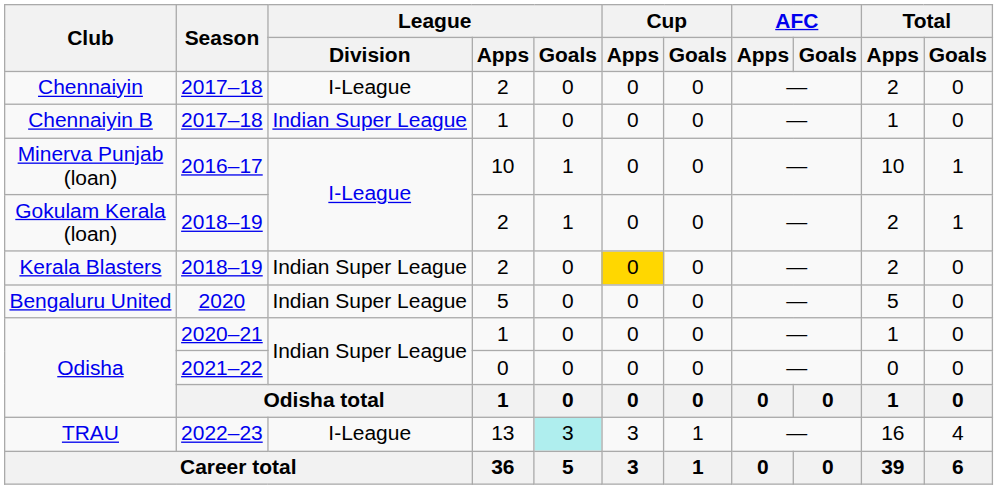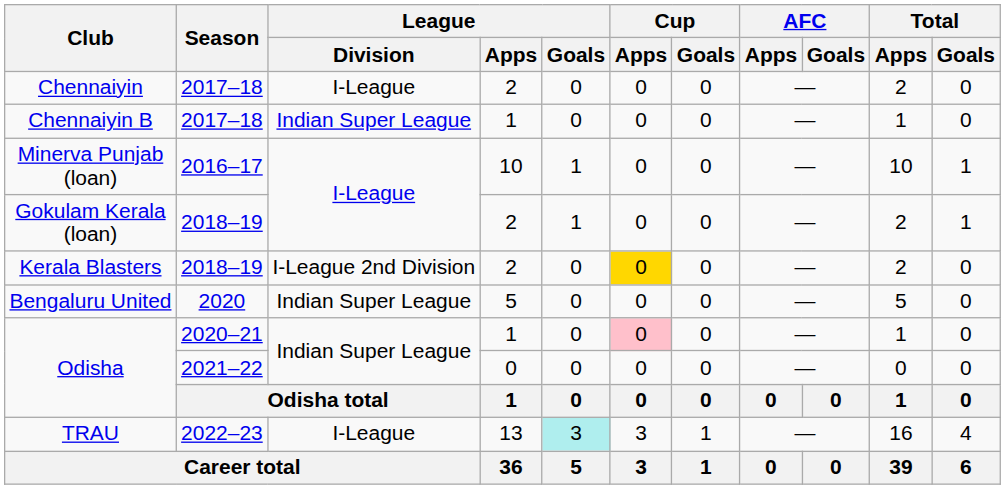(370, 267) Indian Super League -> (374, 267) I-League 2nd Division
(633, 334) no background -> (641, 334) pink background
